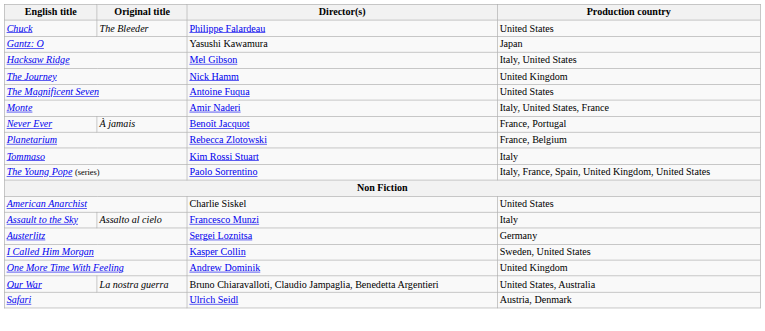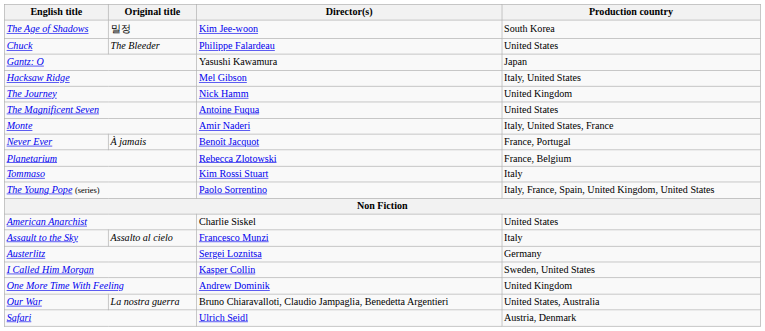+ row: (48, 29)
